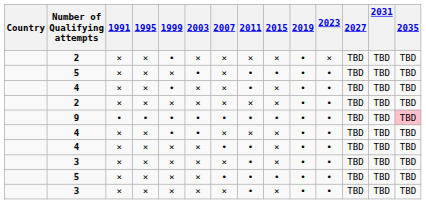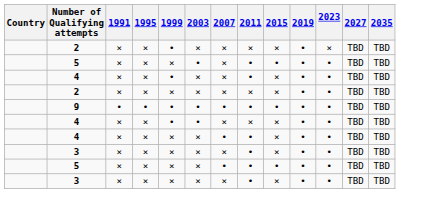- column: (382, 12)
(408, 117) pink background -> (382, 107) no background
